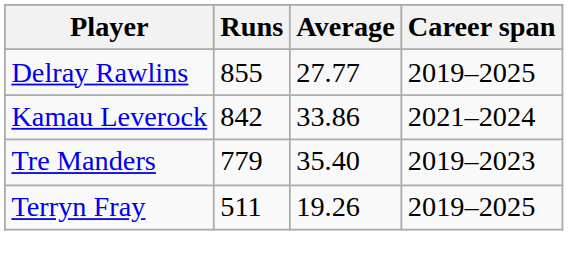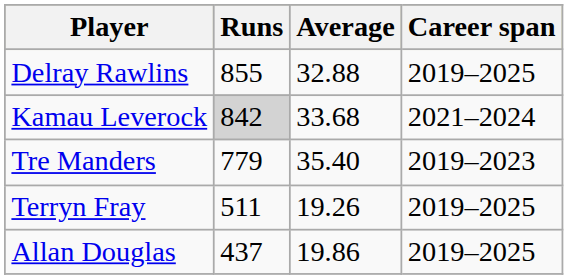(328, 71) 27.77 -> (328, 71) 32.88
(241, 116) no background -> (241, 116) lightgrey background
(328, 116) 33.86 -> (328, 116) 33.68
+ row: (94, 251)
